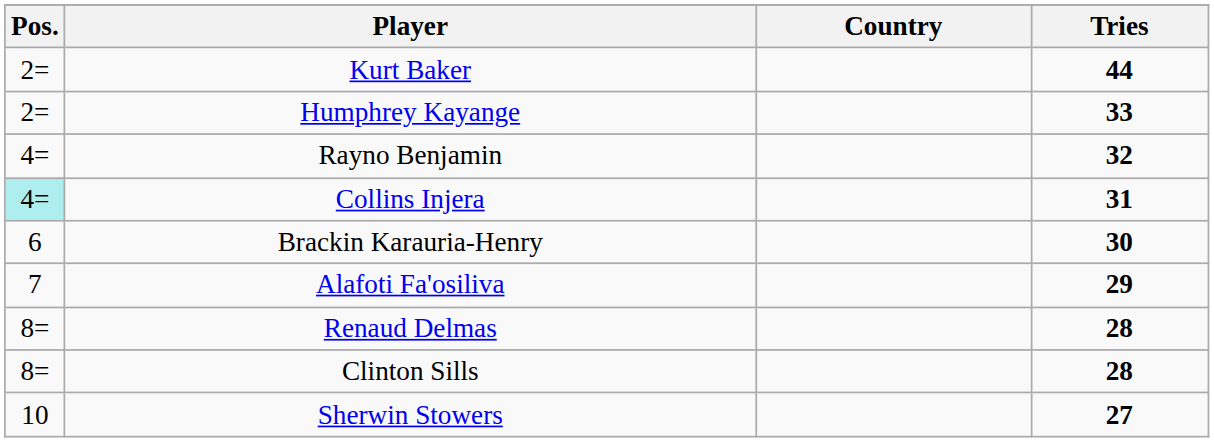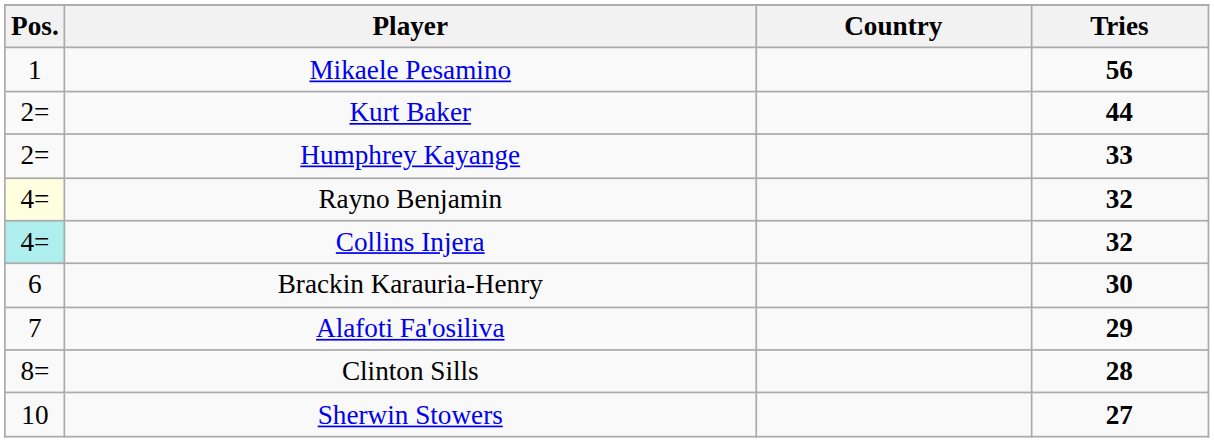+ row: (410, 69)
(35, 155) no background -> (35, 198) lightyellow background
(1119, 198) 31 -> (1119, 241) 32
- row: (410, 328)
